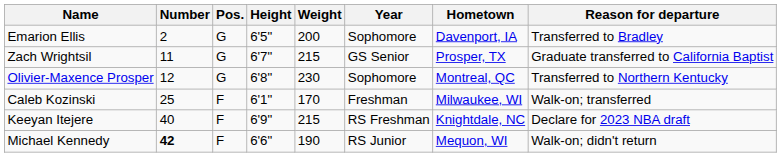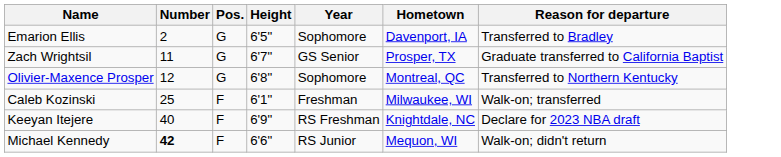- column: (320, 15)
